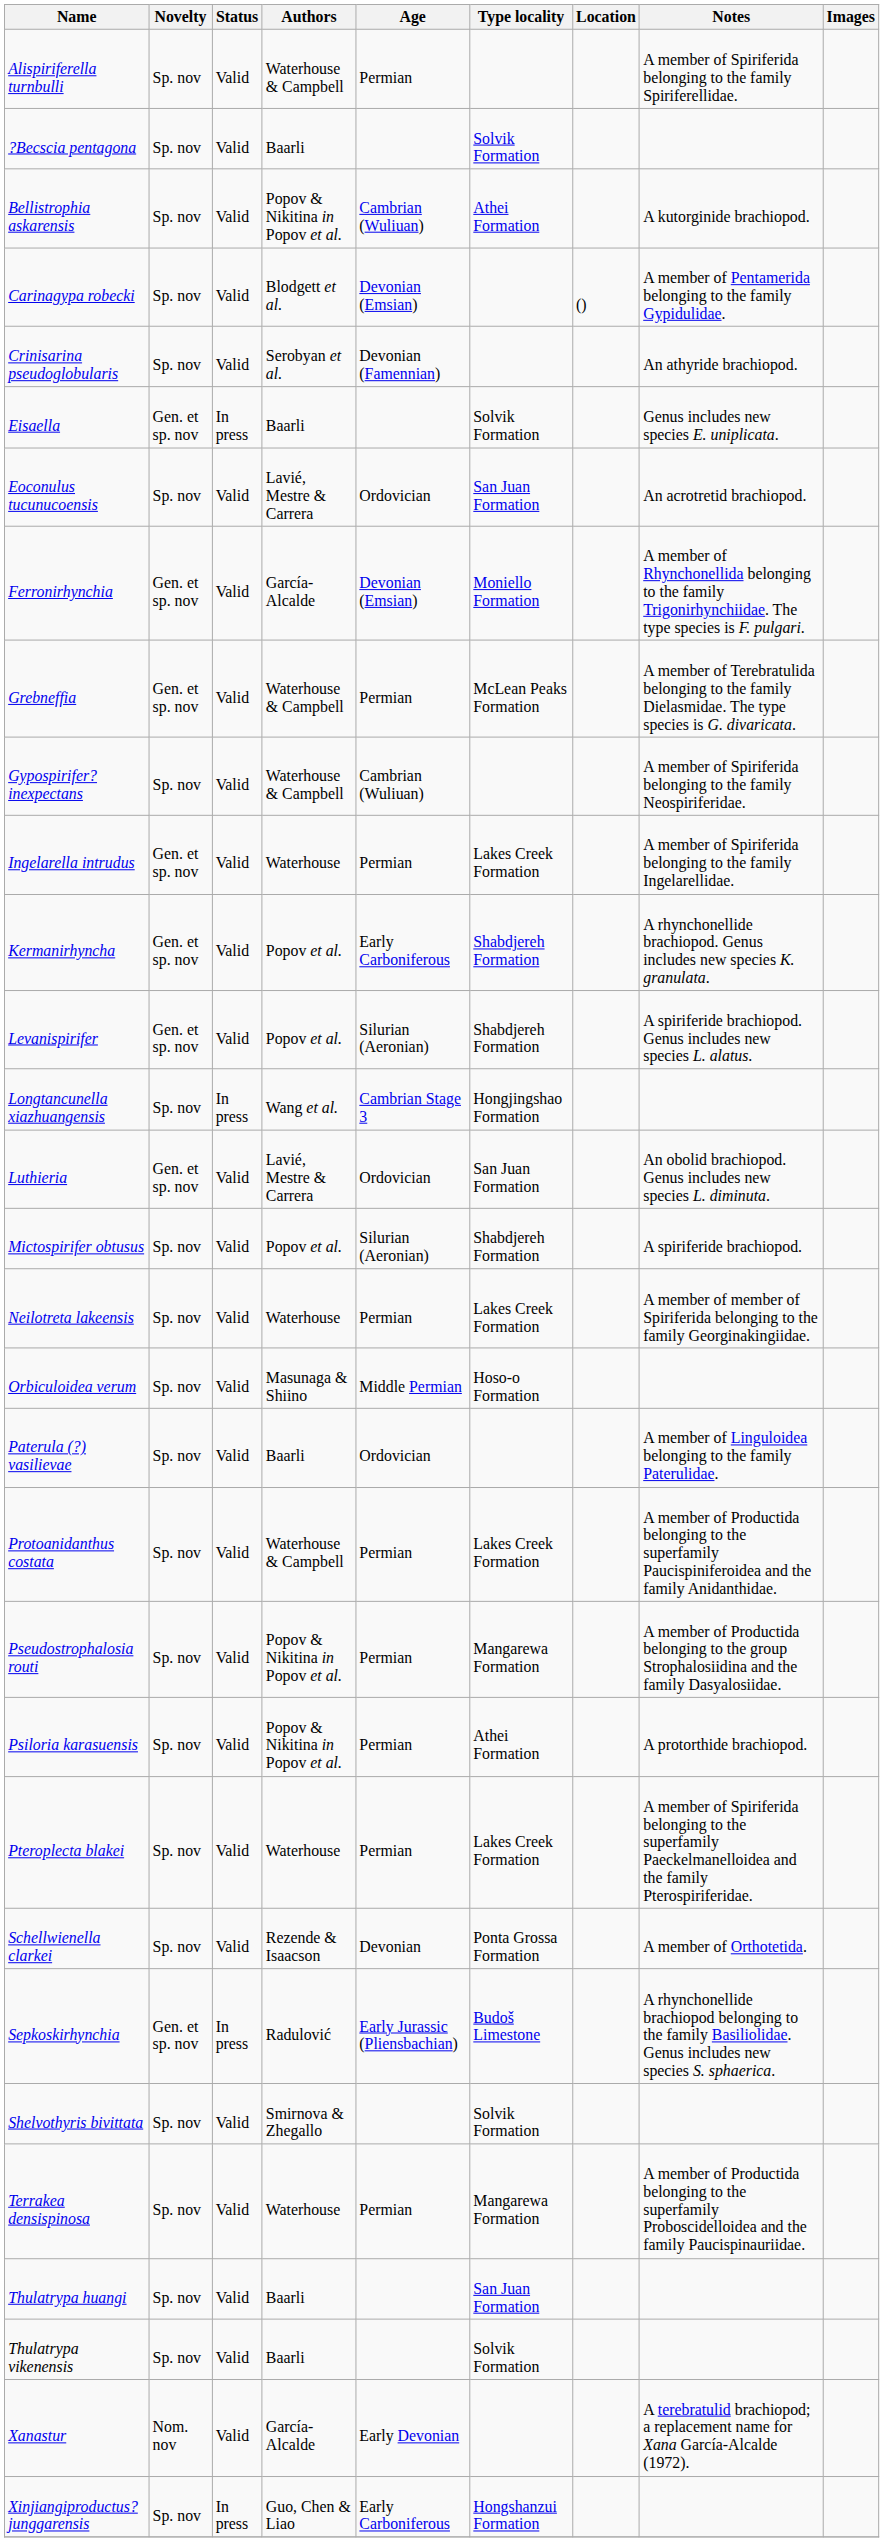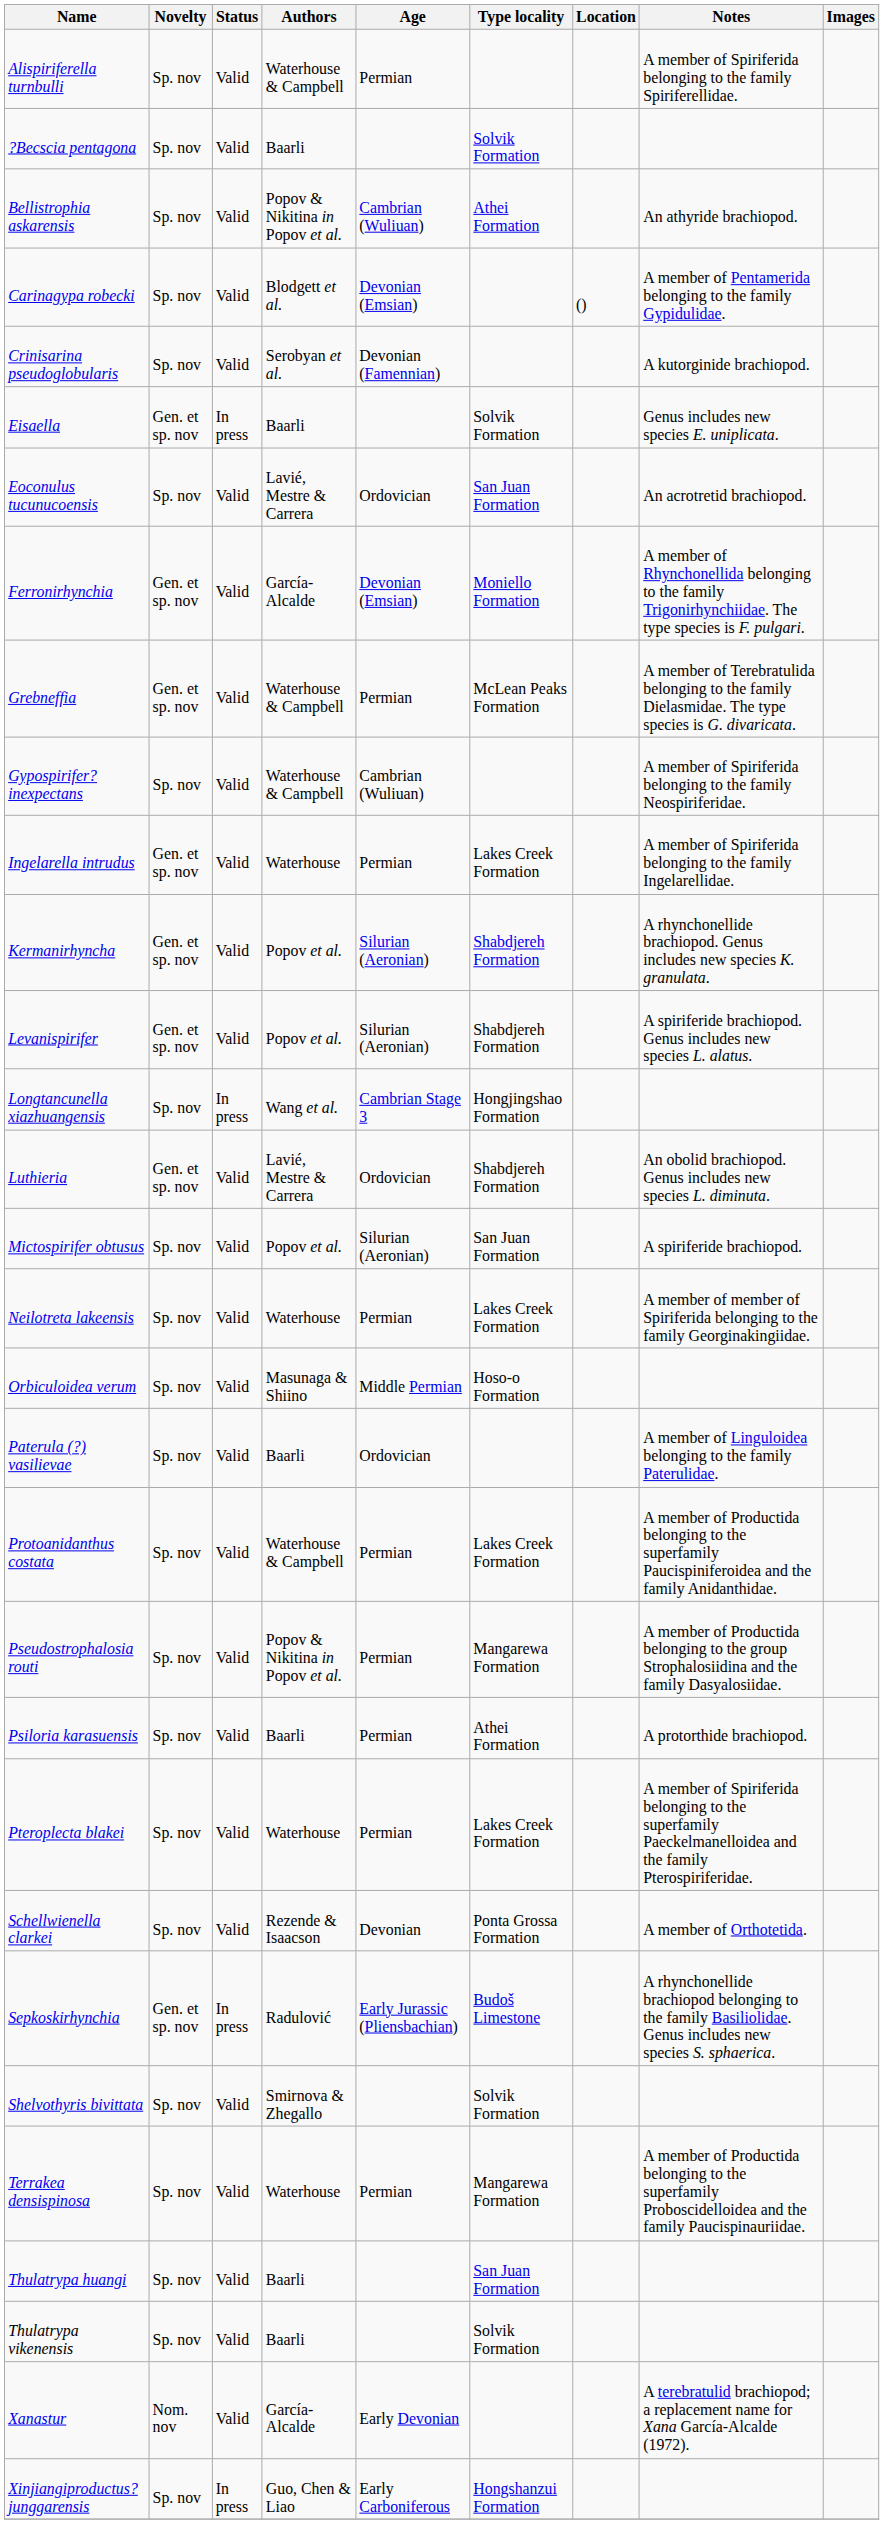(726, 217) A kutorginide brachiopod. -> (720, 217) An athyride brachiopod.
(720, 365) An athyride brachiopod. -> (726, 365) A kutorginide brachiopod.
(405, 951) Early Carboniferous -> (394, 951) Silurian (Aeronian)
(506, 1177) San Juan Formation -> (509, 1177) Shabdjereh Formation
(509, 1247) Shabdjereh Formation -> (506, 1247) San Juan Formation
(304, 1745) Popov & Nikitina in Popov et al. -> (285, 1736) Baarli
